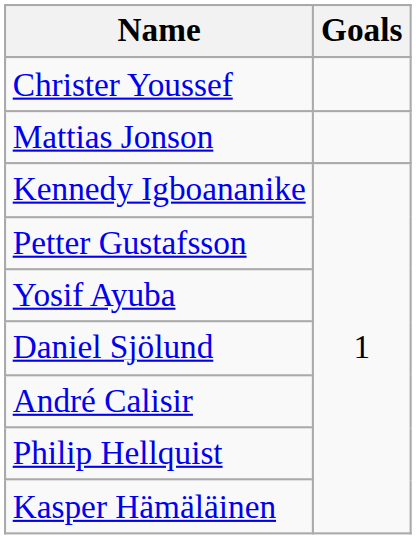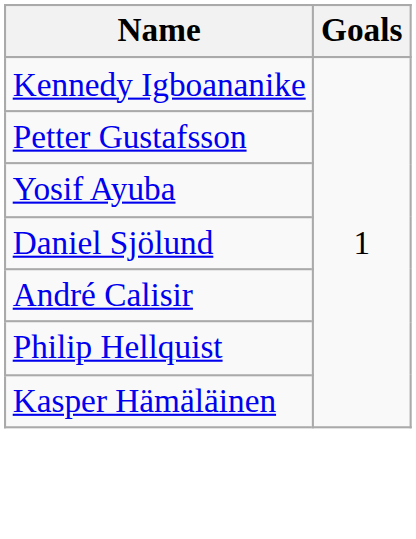- row: (123, 83)
- row: (113, 136)
